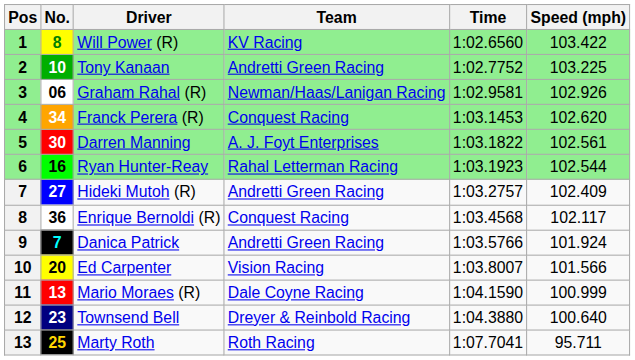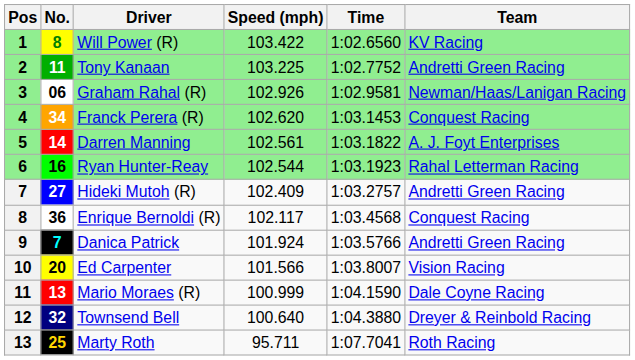columns swapped: (337, 17) <-> (578, 17)
(57, 67) 10 -> (57, 67) 11
(57, 142) 30 -> (57, 142) 14
(57, 318) 23 -> (57, 318) 32
